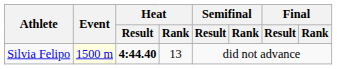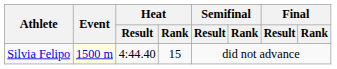(138, 54) bold -> (137, 54) normal
(176, 54) 13 -> (175, 54) 15
